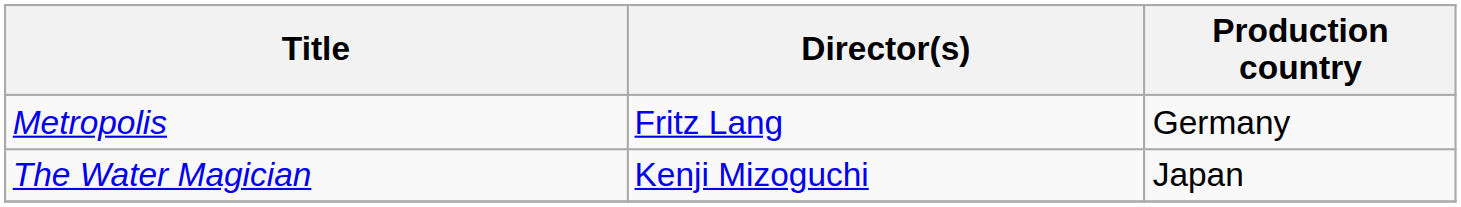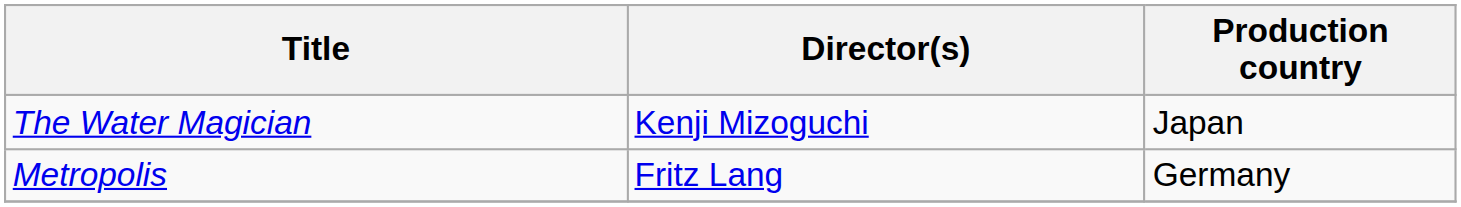rows swapped: (90, 121) <-> (162, 174)
